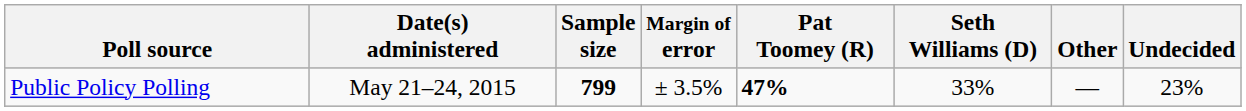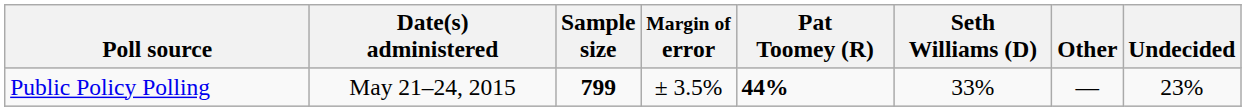(765, 86) 47% -> (765, 86) 44%
